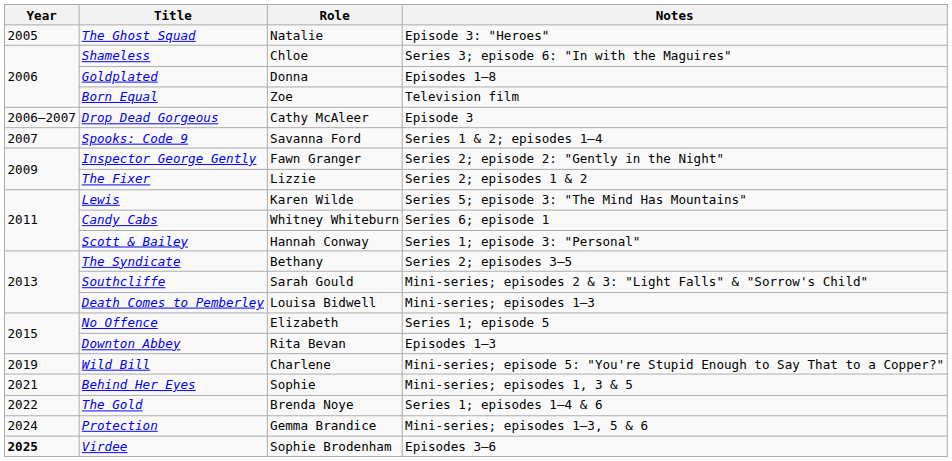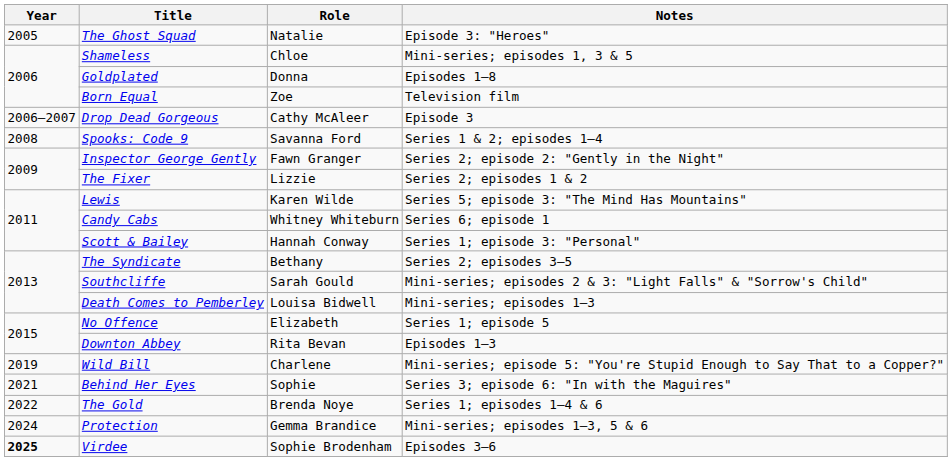(568, 56) Series 3; episode 6: "In with the Maguires" -> (519, 56) Mini-series; episodes 1, 3 & 5
(23, 138) 2007 -> (23, 138) 2008
(519, 385) Mini-series; episodes 1, 3 & 5 -> (568, 385) Series 3; episode 6: "In with the Maguires"
